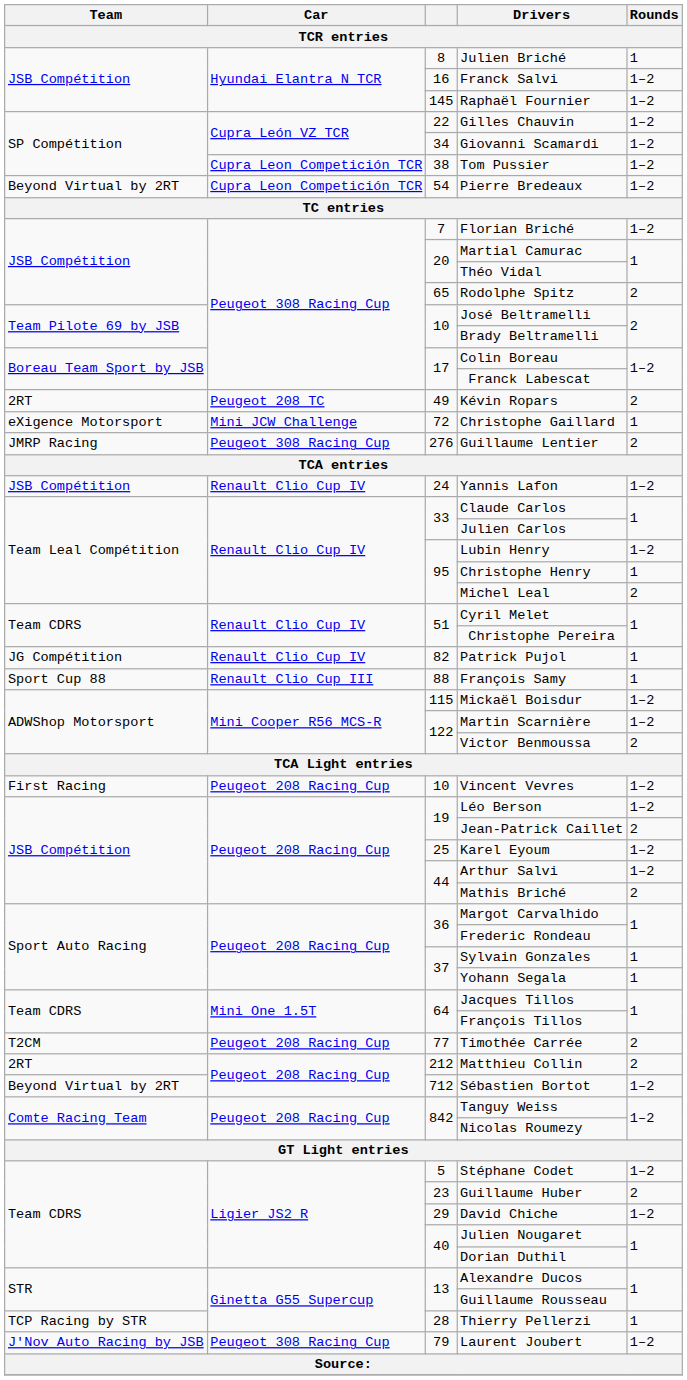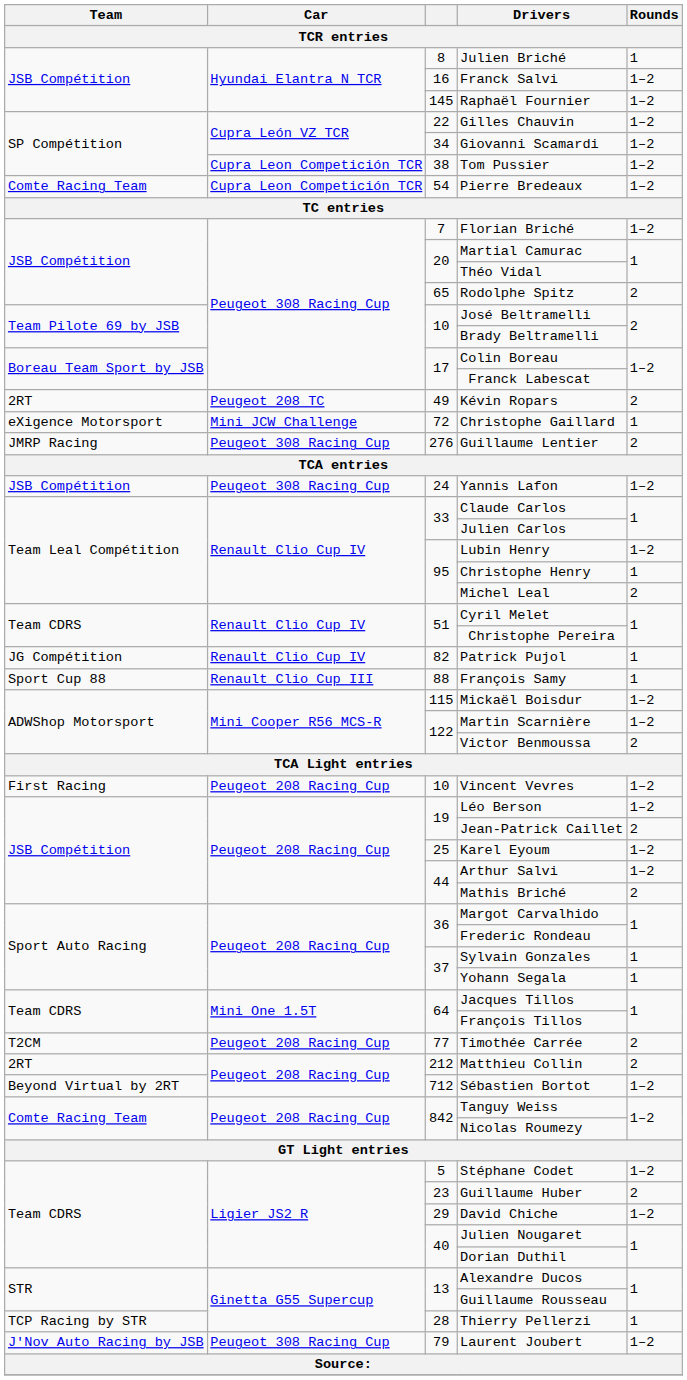(94, 187) Beyond Virtual by 2RT -> (77, 187) Comte Racing Team
(288, 486) Renault Clio Cup IV -> (300, 486) Peugeot 308 Racing Cup
